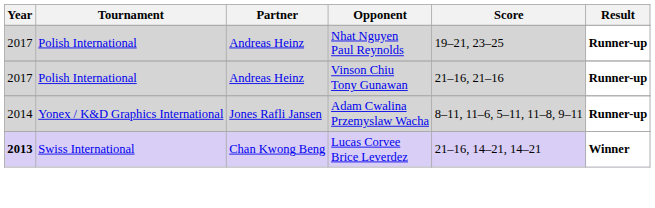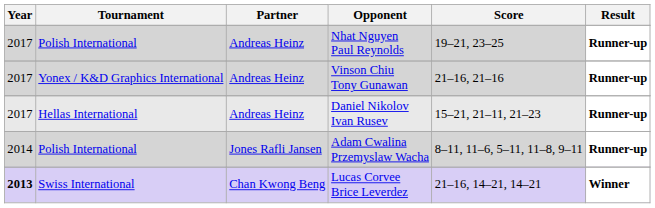(87, 78) Polish International -> (131, 78) Yonex / K&D Graphics International
+ row: (370, 114)
(131, 114) Yonex / K&D Graphics International -> (87, 149) Polish International
